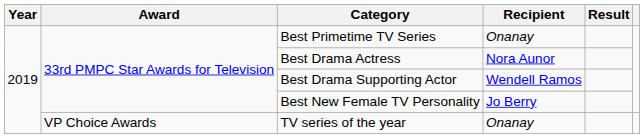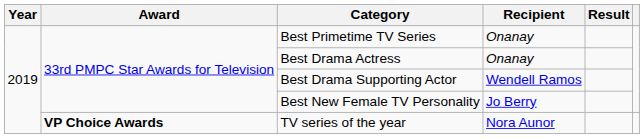(520, 58) Nora Aunor -> (510, 58) Onanay
(100, 123) normal -> (104, 123) bold
(510, 123) Onanay -> (520, 123) Nora Aunor
